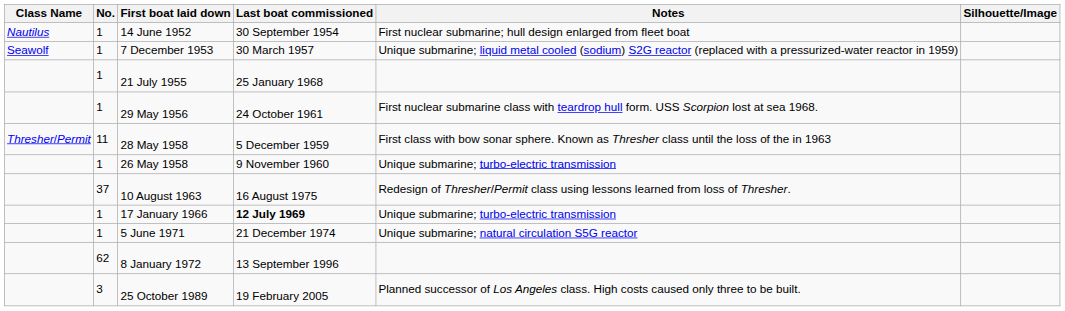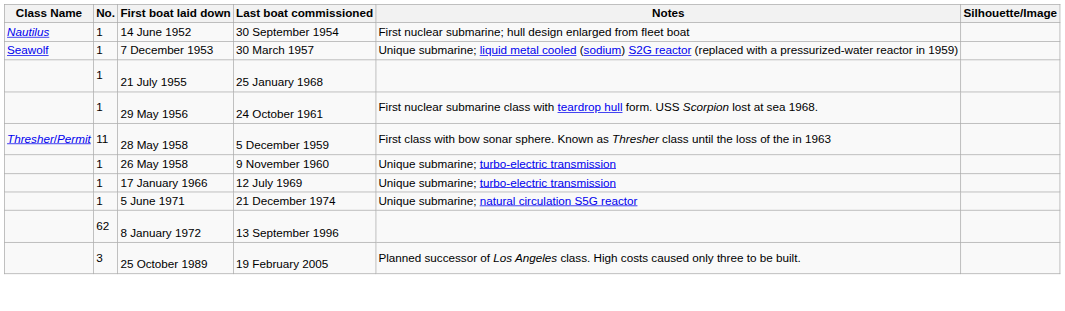- row: (161, 195)
(271, 214) bold -> (269, 182) normal
